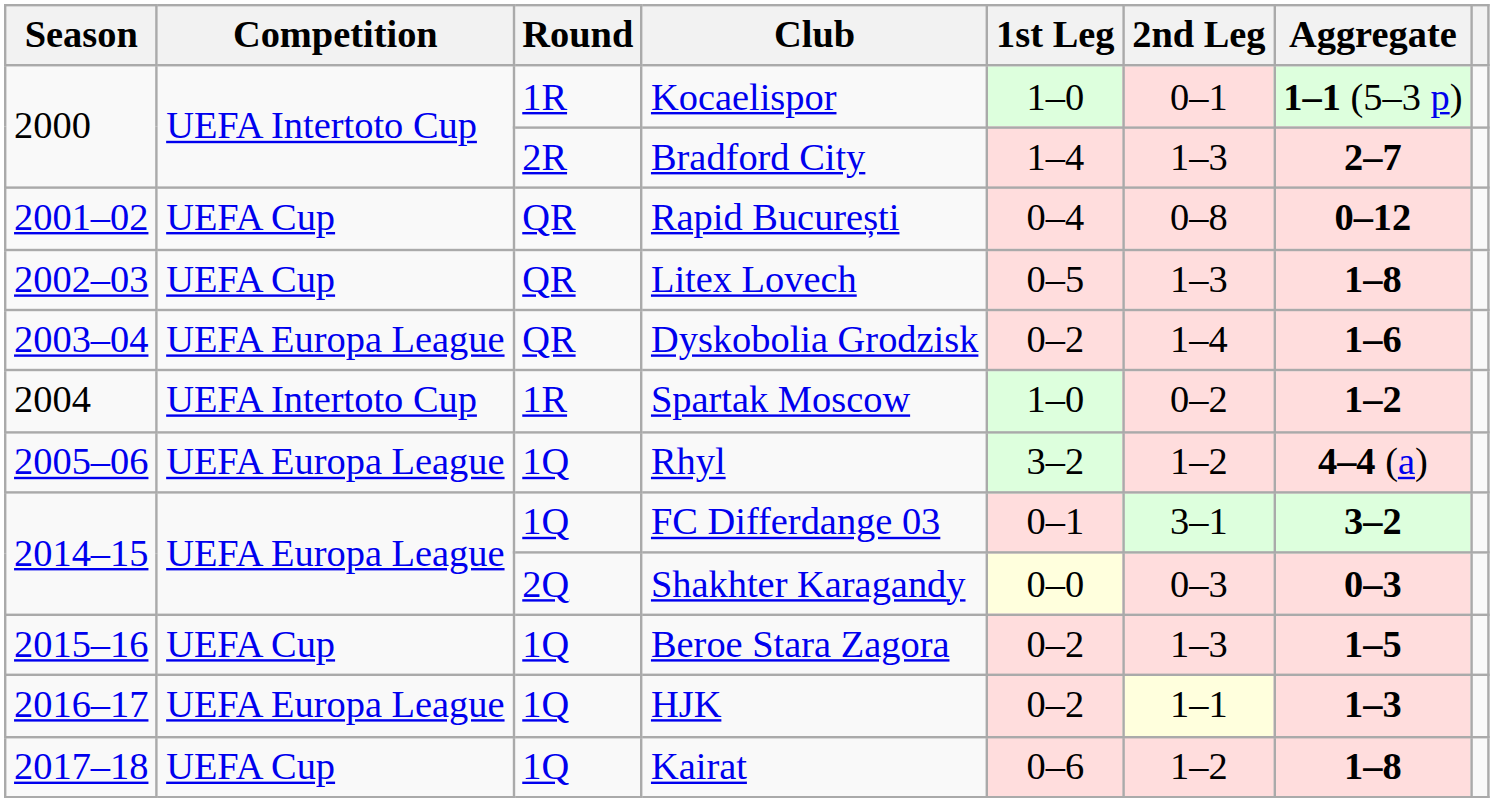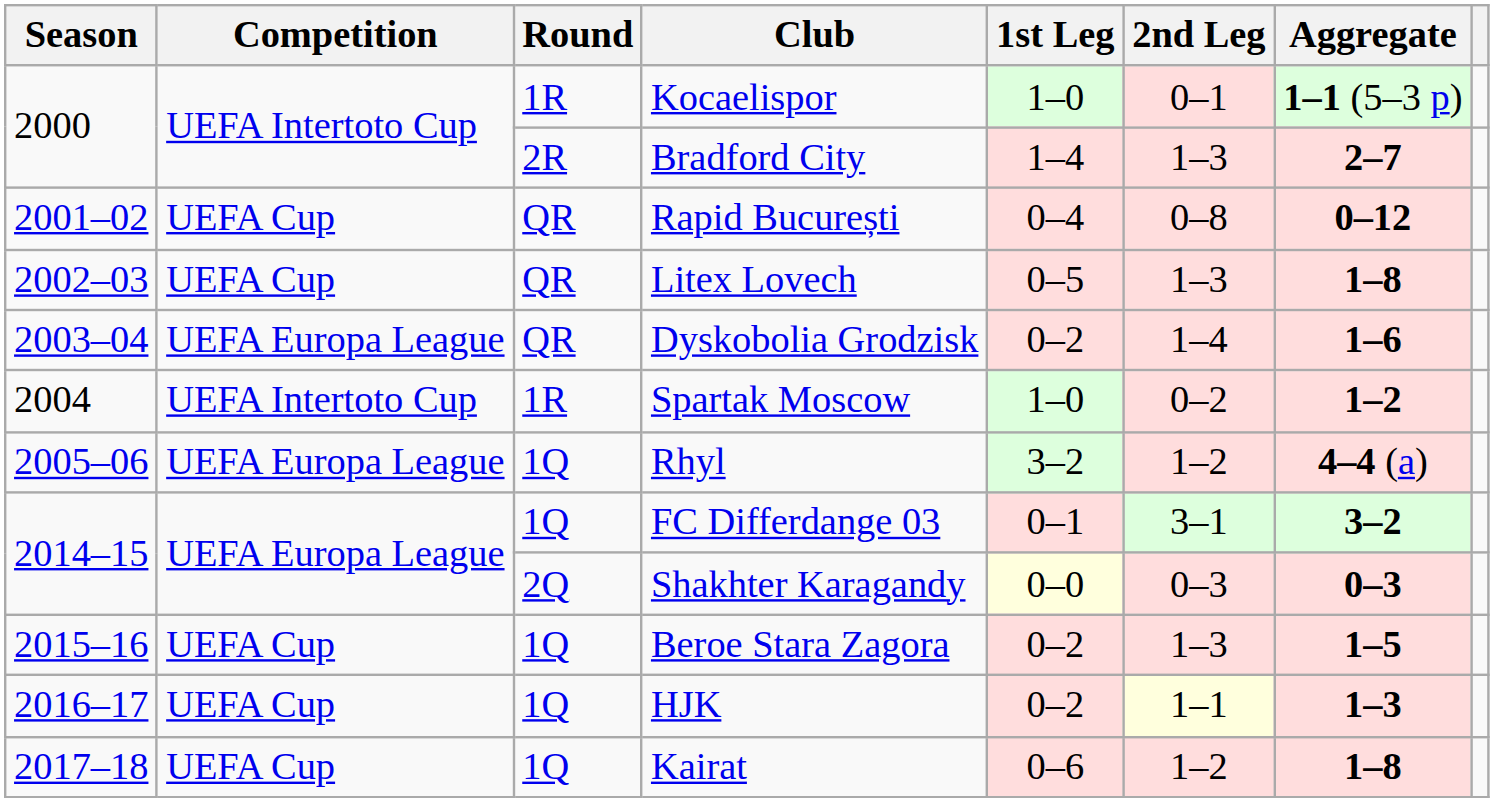(335, 704) UEFA Europa League -> (251, 704) UEFA Cup
